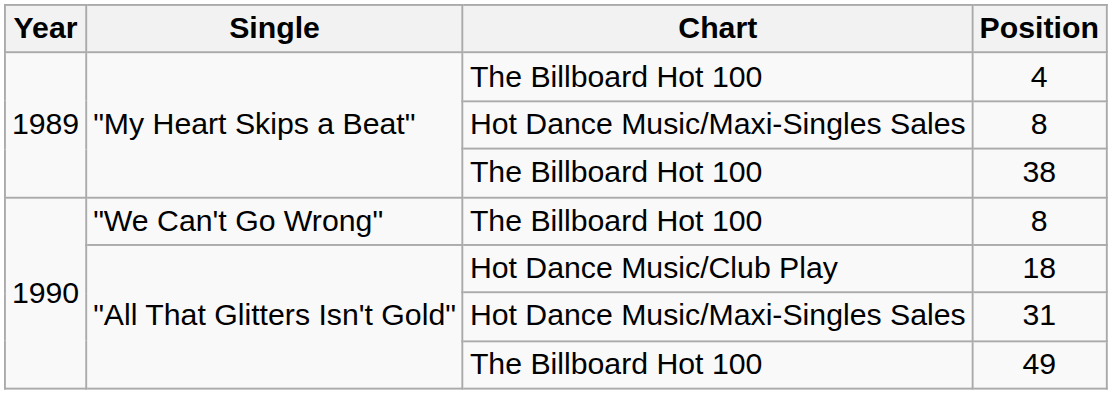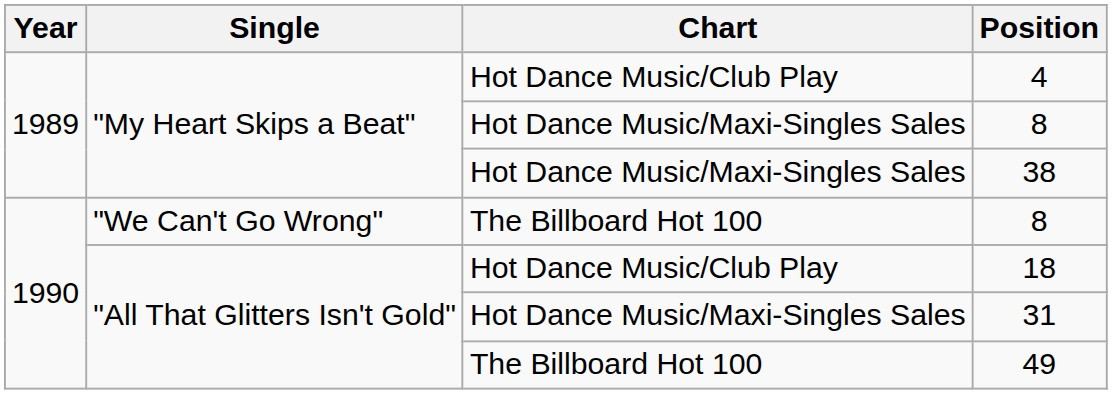(616, 76) The Billboard Hot 100 -> (654, 76) Hot Dance Music/Club Play
(616, 172) The Billboard Hot 100 -> (718, 172) Hot Dance Music/Maxi-Singles Sales
